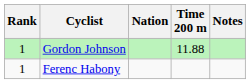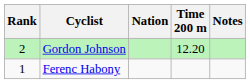(22, 48) 1 -> (22, 48) 2
(190, 48) 11.88 -> (190, 48) 12.20
